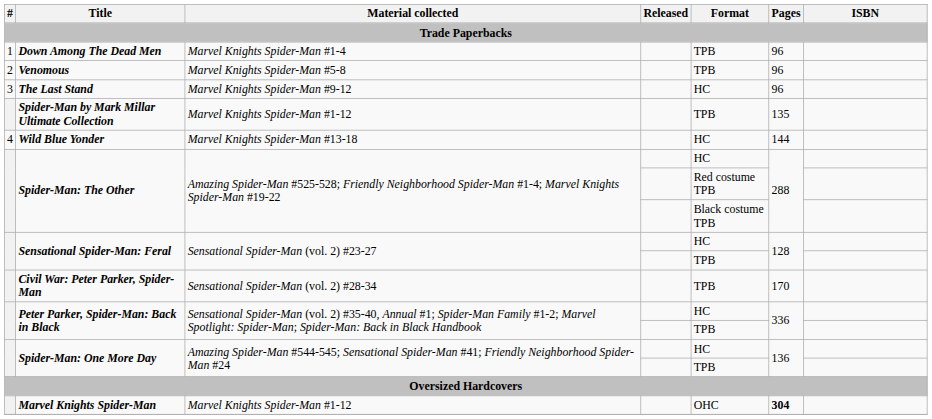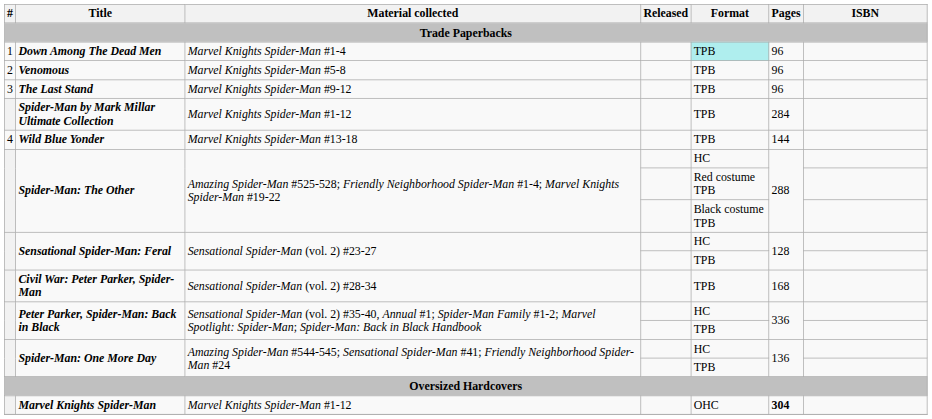(704, 51) no background -> (704, 51) paleturquoise background
(702, 88) HC -> (704, 88) TPB
(780, 114) 135 -> (780, 114) 284
(702, 139) HC -> (704, 139) TPB
(780, 285) 170 -> (780, 285) 168
